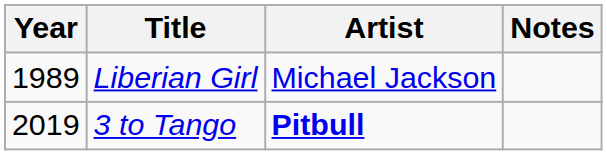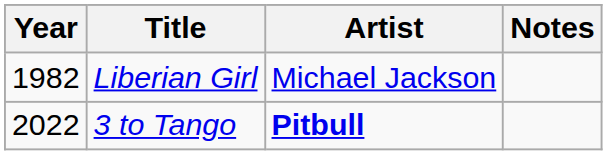(46, 76) 1989 -> (46, 76) 1982
(46, 125) 2019 -> (46, 125) 2022
